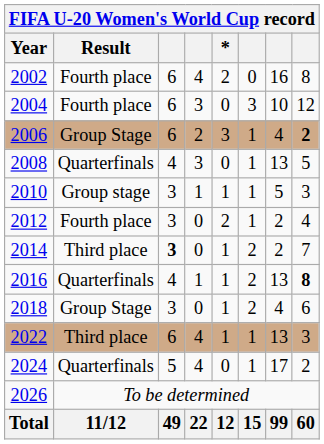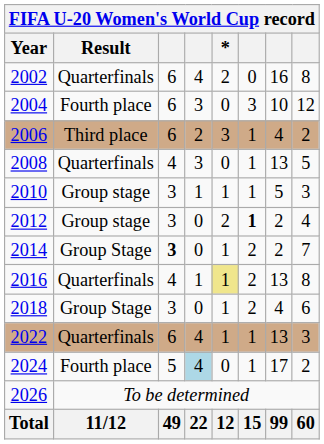(106, 76) Fourth place -> (106, 76) Quarterfinals
(106, 134) Group Stage -> (106, 134) Third place
(306, 134) bold -> (306, 134) normal
(106, 221) Fourth place -> (106, 221) Group stage
(252, 221) normal -> (252, 221) bold
(106, 250) Third place -> (106, 250) Group Stage
(225, 279) no background -> (225, 279) khaki background
(306, 279) bold -> (306, 279) normal
(106, 337) Third place -> (106, 337) Quarterfinals
(106, 366) Quarterfinals -> (106, 366) Fourth place
(199, 366) no background -> (199, 366) lightblue background
